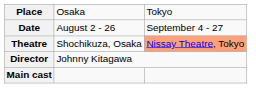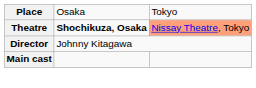- row: (29, 28)
(99, 43) normal -> (102, 28) bold
